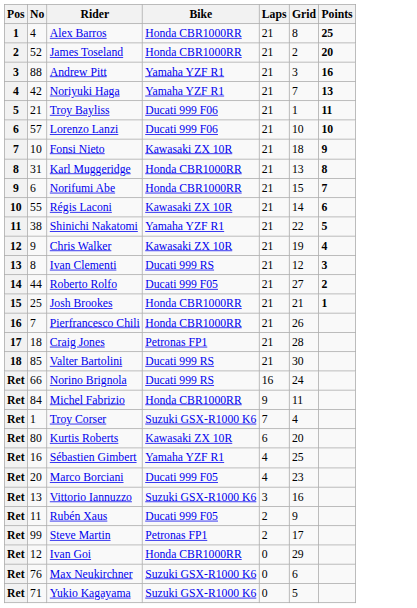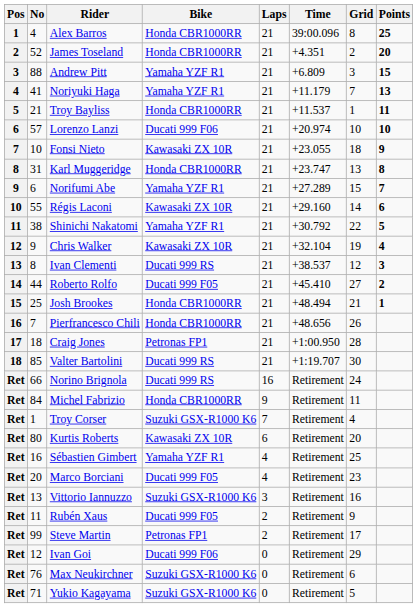+ column: (318, 14)
(327, 72) 16 -> (385, 72) 15
(36, 91) 42 -> (36, 91) 41
(182, 110) Ducati 999 F06 -> (193, 110) Honda CBR1000RR
(193, 188) Honda CBR1000RR -> (185, 188) Yamaha YZF R1
(193, 554) Honda CBR1000RR -> (182, 554) Ducati 999 F06
